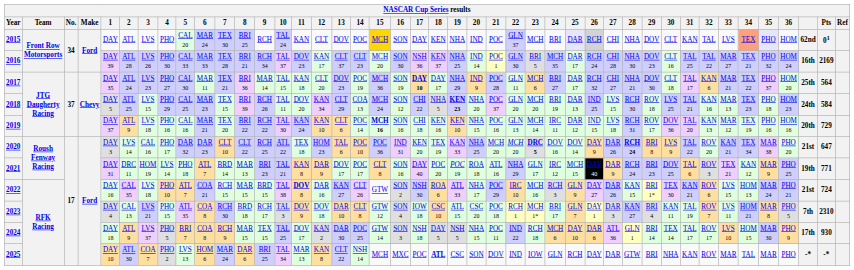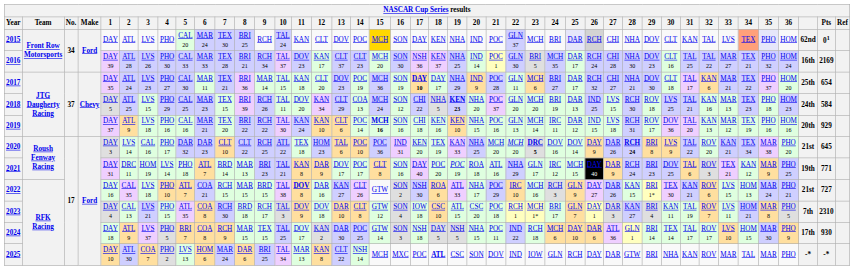(826, 83) 564 -> (826, 83) 654
(826, 126) 729 -> (826, 126) 929
(826, 147) 647 -> (826, 147) 645
(826, 190) 724 -> (826, 190) 727
